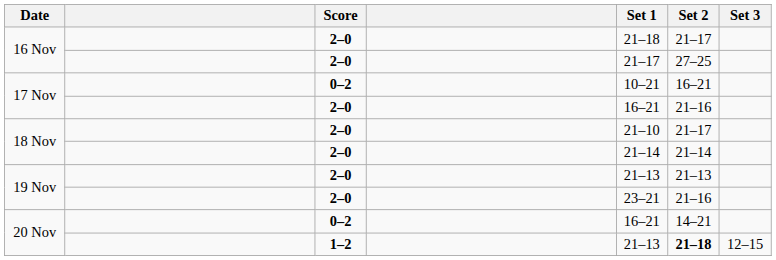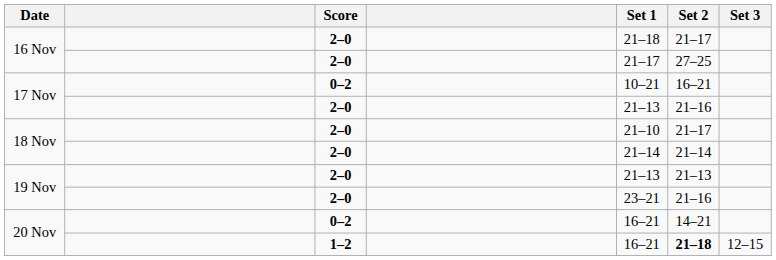(642, 107) 16–21 -> (642, 107) 21–13
(642, 244) 21–13 -> (642, 244) 16–21
